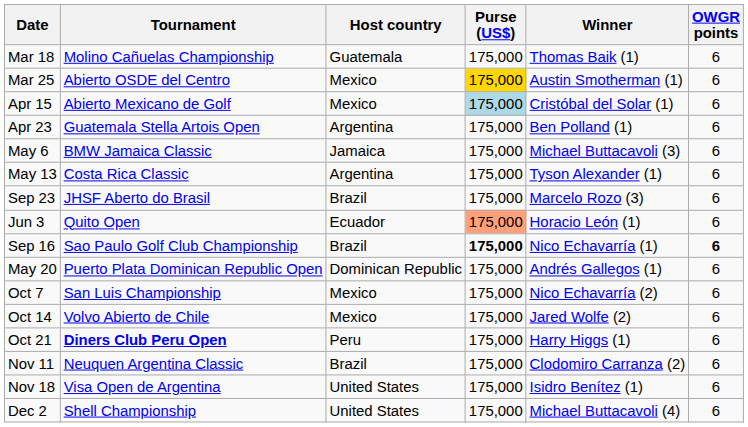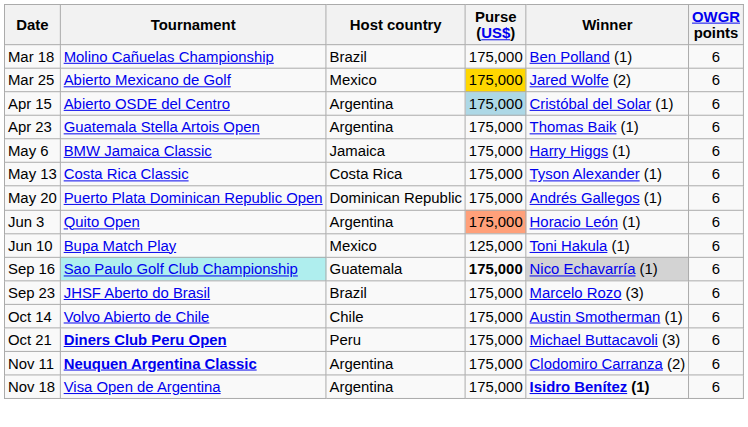(366, 57) Guatemala -> (348, 57) Brazil
(584, 57) Thomas Baik (1) -> (581, 57) Ben Polland (1)
(147, 80) Abierto OSDE del Centro -> (147, 80) Abierto Mexicano de Golf
(606, 80) Austin Smotherman (1) -> (580, 80) Jared Wolfe (2)
(147, 104) Abierto Mexicano de Golf -> (147, 104) Abierto OSDE del Centro
(353, 104) Mexico -> (361, 104) Argentina
(581, 127) Ben Polland (1) -> (584, 127) Thomas Baik (1)
(605, 151) Michael Buttacavoli (3) -> (580, 151) Harry Higgs (1)
(361, 175) Argentina -> (366, 175) Costa Rica
rows swapped: (32, 269) <-> (32, 198)
(357, 222) Ecuador -> (361, 222) Argentina
+ row: (30, 245)
(181, 245) no background -> (181, 269) paleturquoise background
(348, 245) Brazil -> (366, 269) Guatemala
(594, 245) no background -> (594, 269) lightgrey background
(716, 245) bold -> (716, 269) normal
- row: (26, 293)
(353, 316) Mexico -> (347, 316) Chile
(580, 316) Jared Wolfe (2) -> (606, 316) Austin Smotherman (1)
(580, 340) Harry Higgs (1) -> (605, 340) Michael Buttacavoli (3)
(153, 363) normal -> (160, 363) bold
(348, 363) Brazil -> (361, 363) Argentina
(374, 387) United States -> (361, 387) Argentina
(586, 387) normal -> (590, 387) bold
- row: (27, 410)
